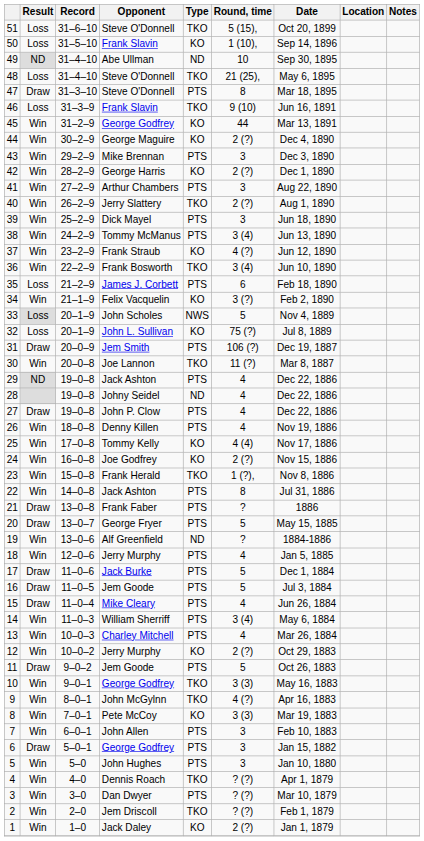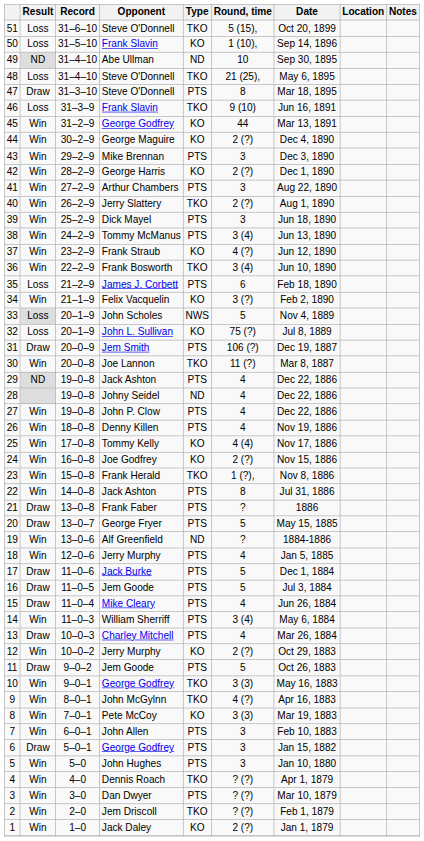(38, 412) Draw -> (38, 412) Win
(38, 635) Win -> (38, 635) Draw
